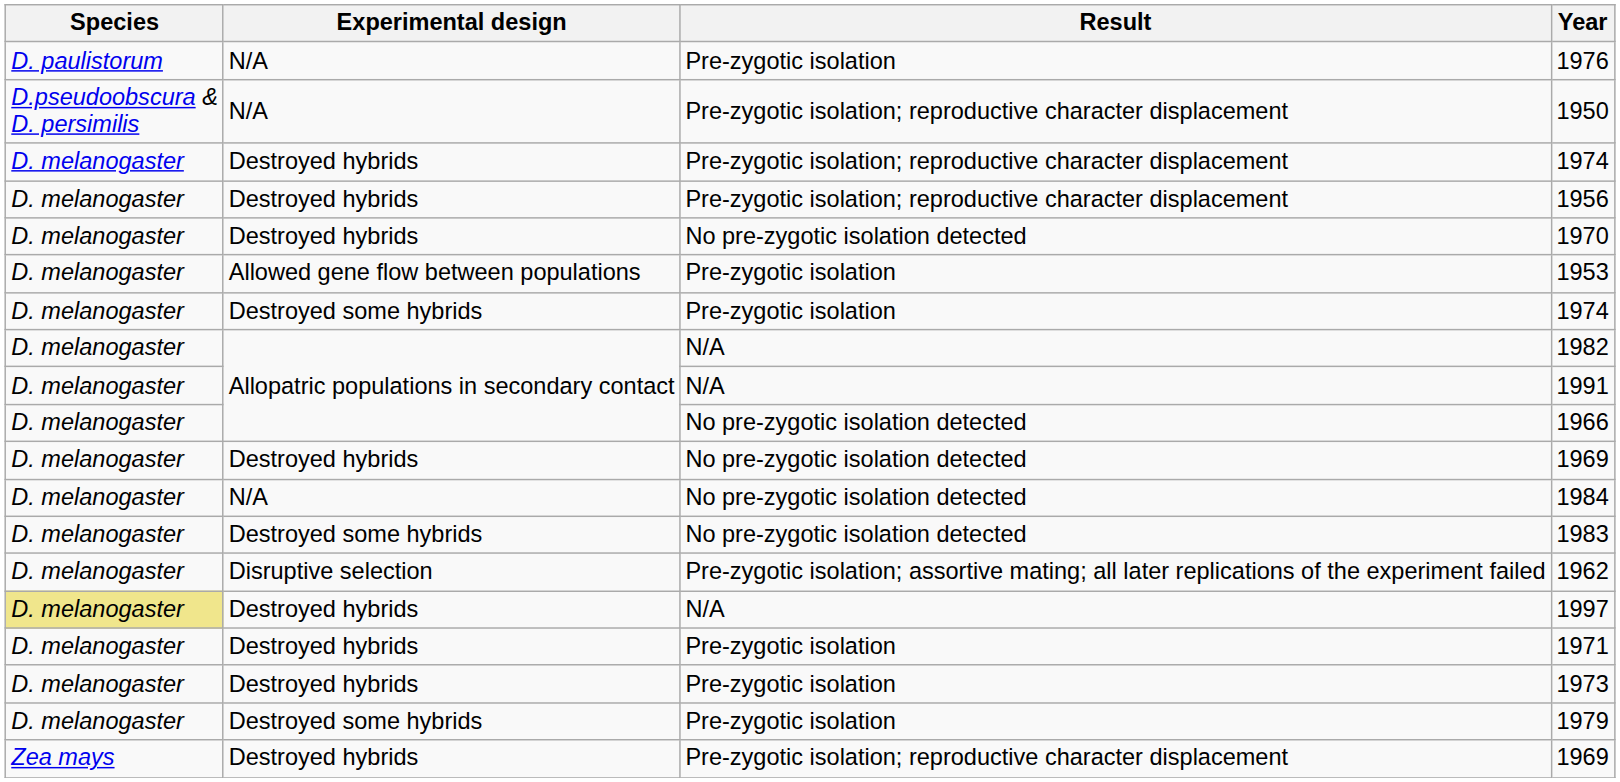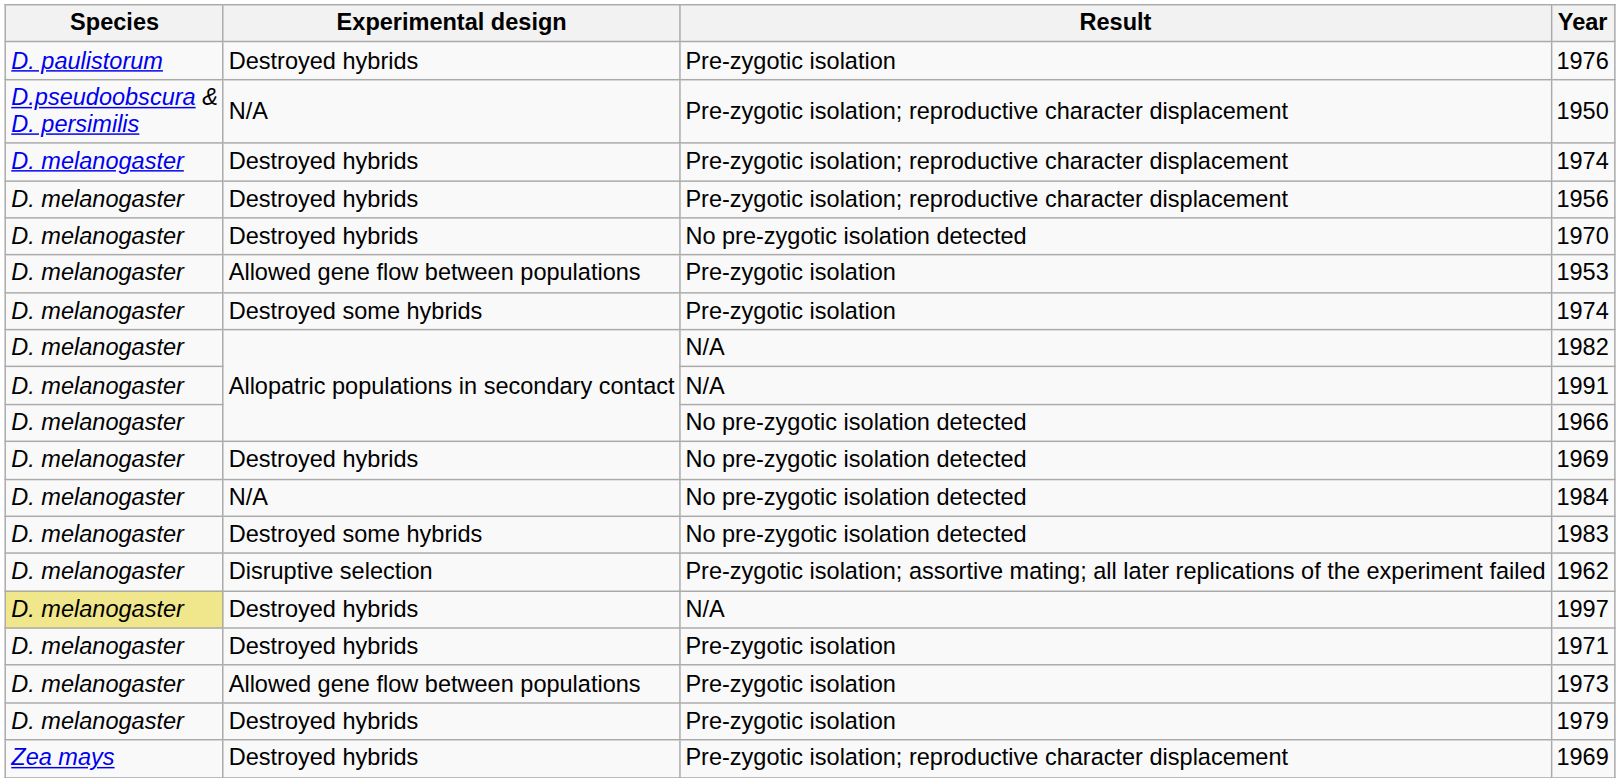(248, 60) N/A -> (324, 60) Destroyed hybrids
(324, 683) Destroyed hybrids -> (435, 683) Allowed gene flow between populations
(356, 721) Destroyed some hybrids -> (324, 721) Destroyed hybrids
